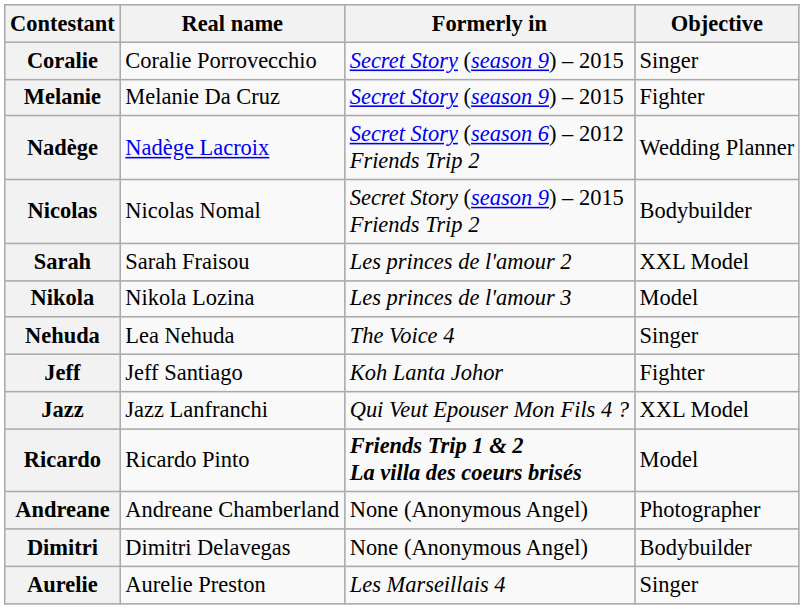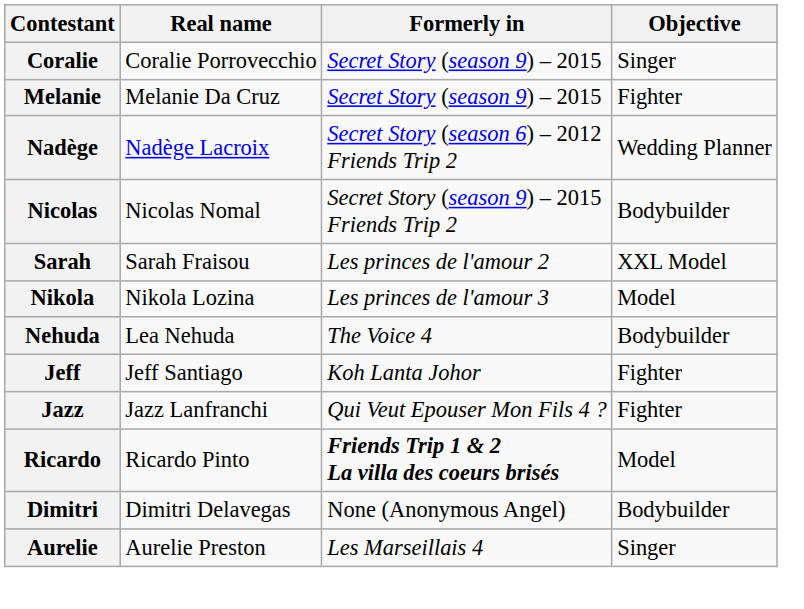(669, 335) Singer -> (673, 335) Bodybuilder
(694, 409) XXL Model -> (650, 409) Fighter
- row: (62, 510)
